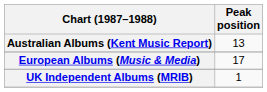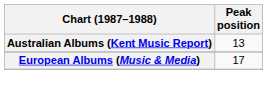- row: (109, 78)
